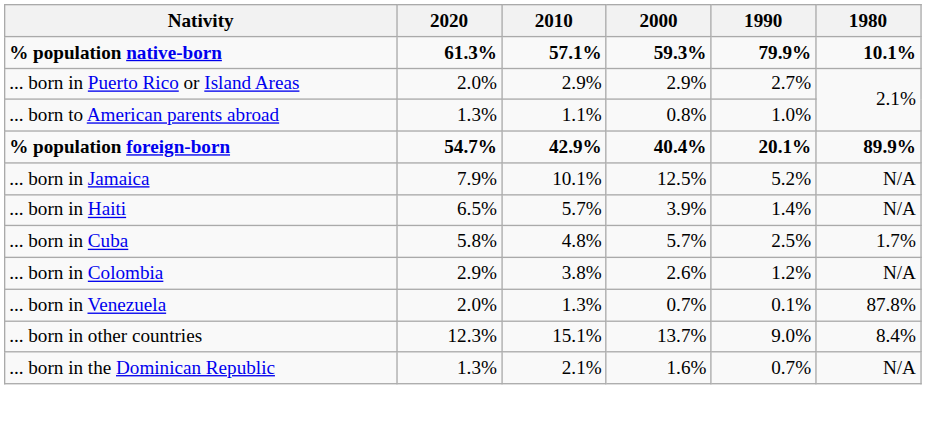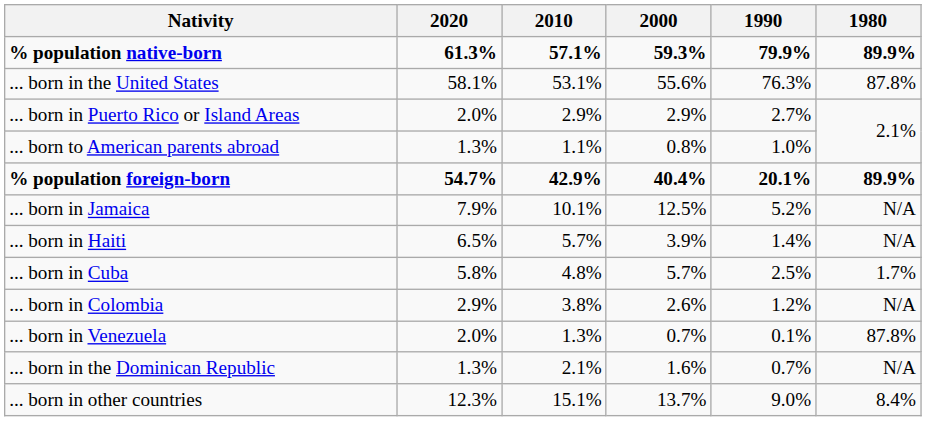(890, 52) 10.1% -> (890, 52) 89.9%
+ row: (114, 83)
rows swapped: (142, 368) <-> (106, 336)
